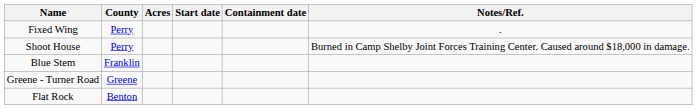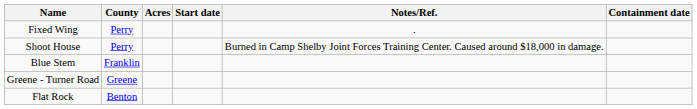columns swapped: (265, 12) <-> (500, 12)
